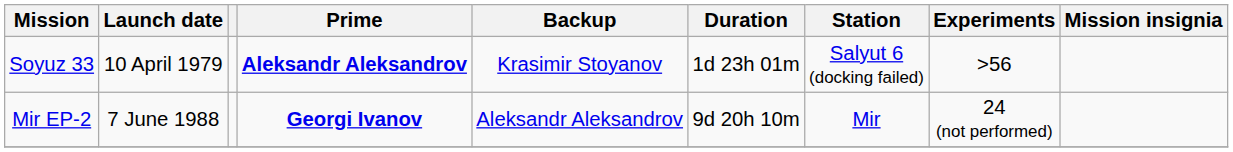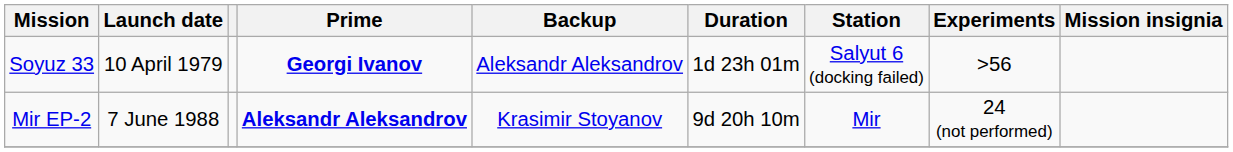(354, 64) Aleksandr Aleksandrov -> (354, 64) Georgi Ivanov
(580, 64) Krasimir Stoyanov -> (580, 64) Aleksandr Aleksandrov
(354, 119) Georgi Ivanov -> (354, 119) Aleksandr Aleksandrov
(580, 119) Aleksandr Aleksandrov -> (580, 119) Krasimir Stoyanov
